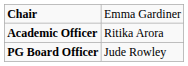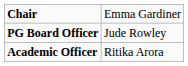rows swapped: (53, 52) <-> (52, 33)
